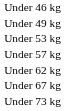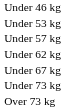- row: (33, 23)
+ row: (30, 101)
